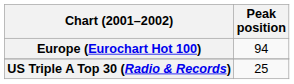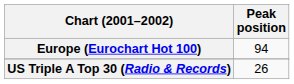(261, 68) 25 -> (261, 68) 26
